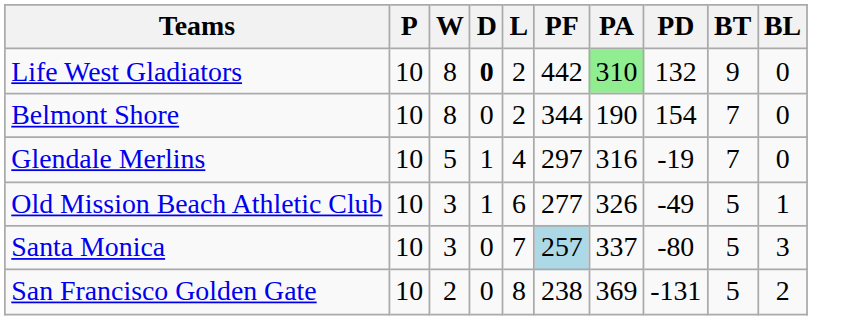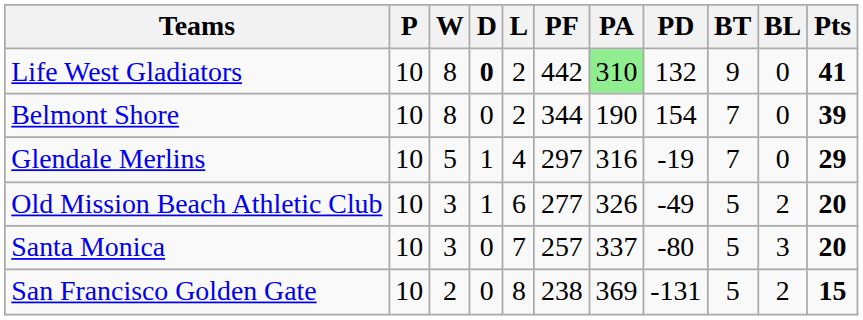+ column: (833, 26)
(783, 203) 1 -> (783, 203) 2
(562, 247) lightblue background -> (562, 247) no background
